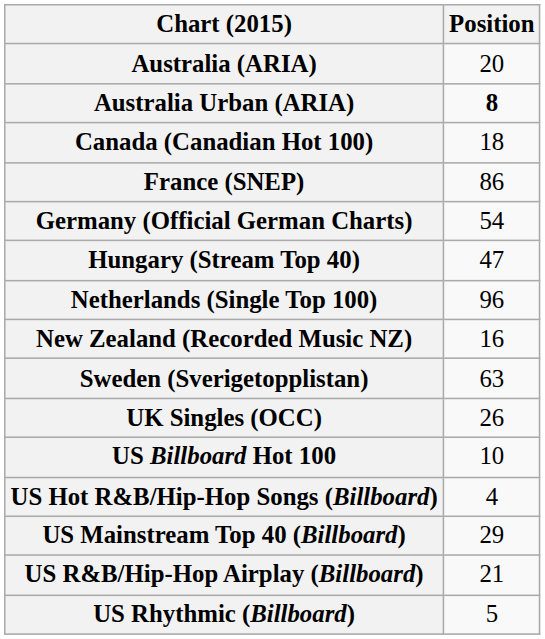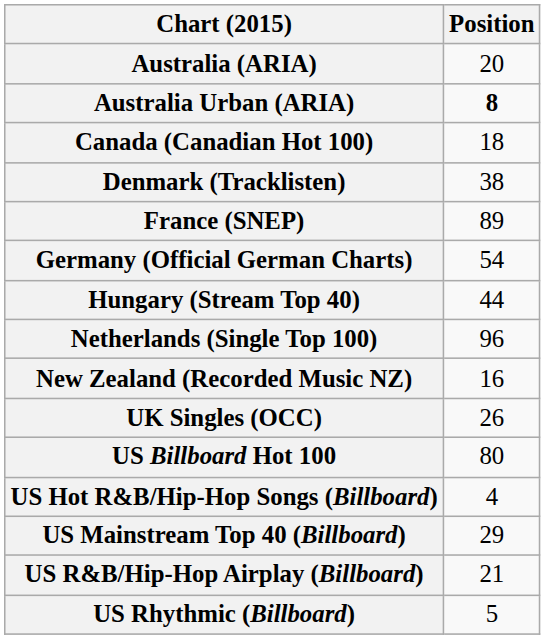+ row: (224, 181)
(492, 181) 86 -> (492, 220) 89
(492, 260) 47 -> (492, 299) 44
- row: (224, 378)
(492, 456) 10 -> (492, 456) 80
